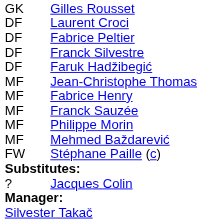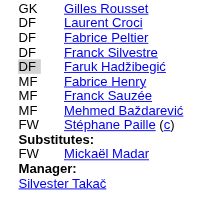(14, 67) no background -> (27, 67) lightgrey background
- row: (124, 81)
- row: (92, 125)
+ row: (107, 154)
- row: (91, 183)
